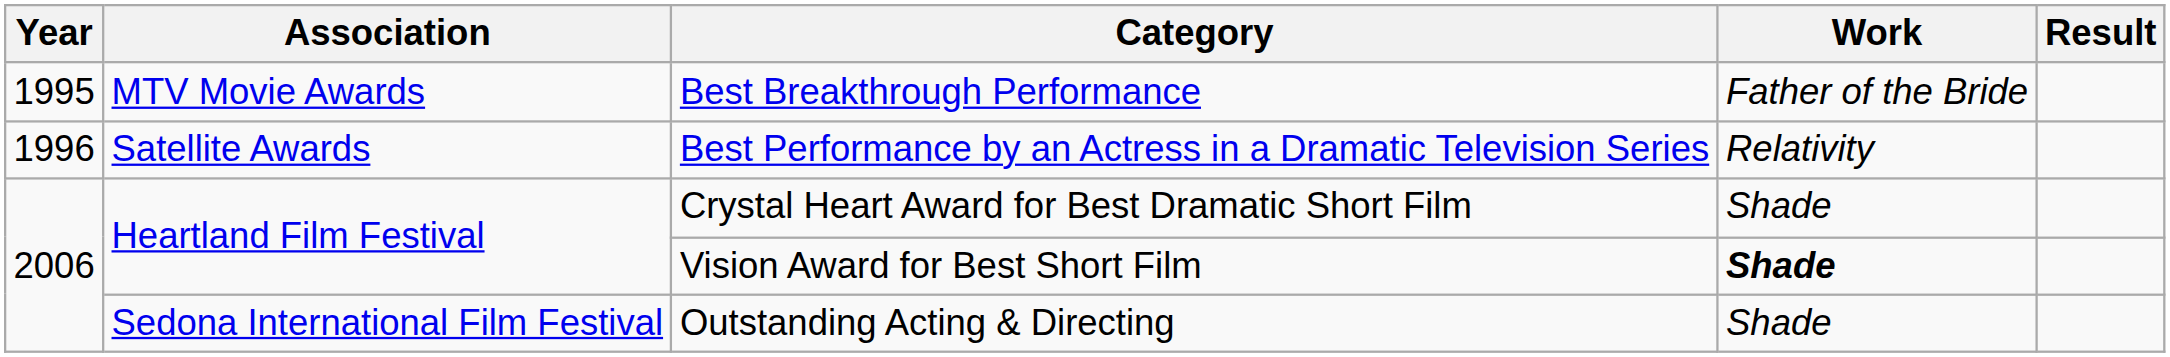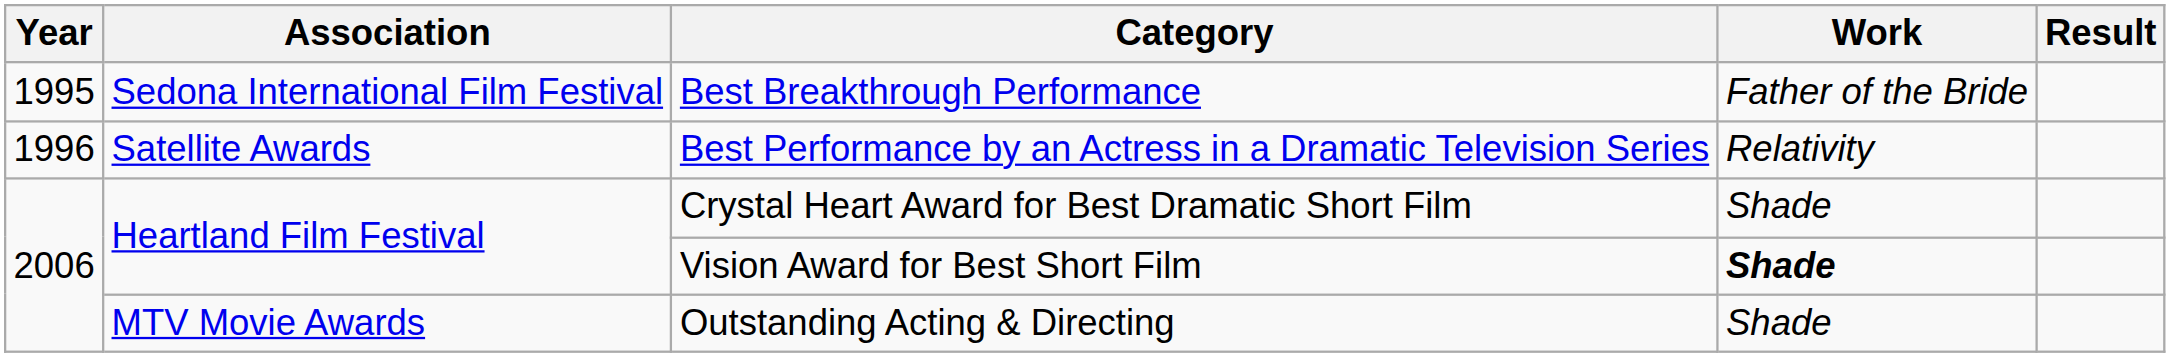(268, 91) MTV Movie Awards -> (387, 91) Sedona International Film Festival
(387, 322) Sedona International Film Festival -> (268, 322) MTV Movie Awards
